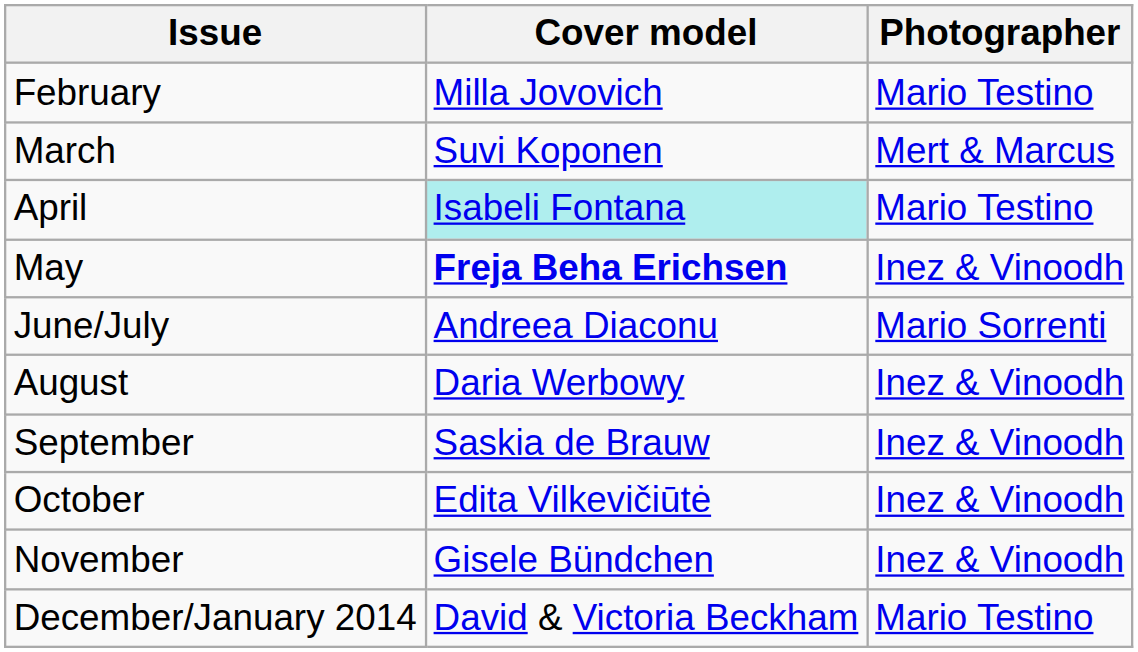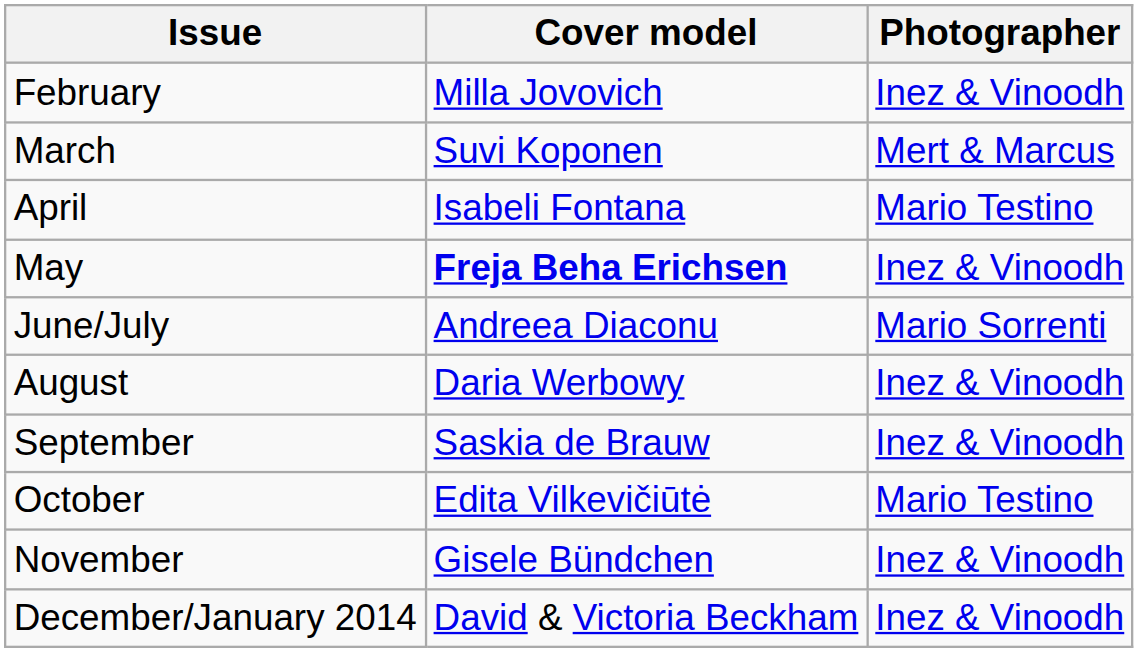(984, 92) Mario Testino -> (1000, 92) Inez & Vinoodh
(559, 208) paleturquoise background -> (559, 208) no background
(1000, 500) Inez & Vinoodh -> (984, 500) Mario Testino
(984, 617) Mario Testino -> (1000, 617) Inez & Vinoodh
